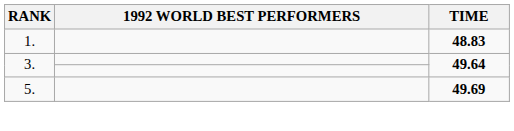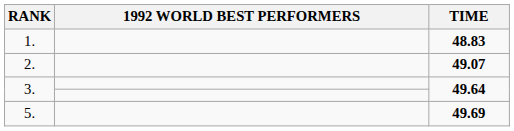+ row: (30, 65)
